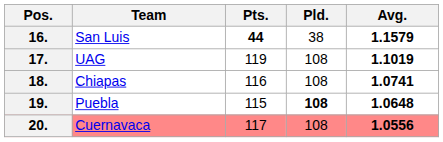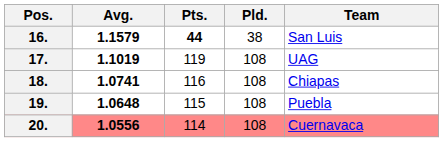columns swapped: (149, 15) <-> (392, 15)
(316, 103) bold -> (255, 103) normal
(256, 125) 117 -> (194, 125) 114
